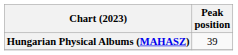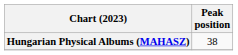(212, 41) 39 -> (212, 41) 38
